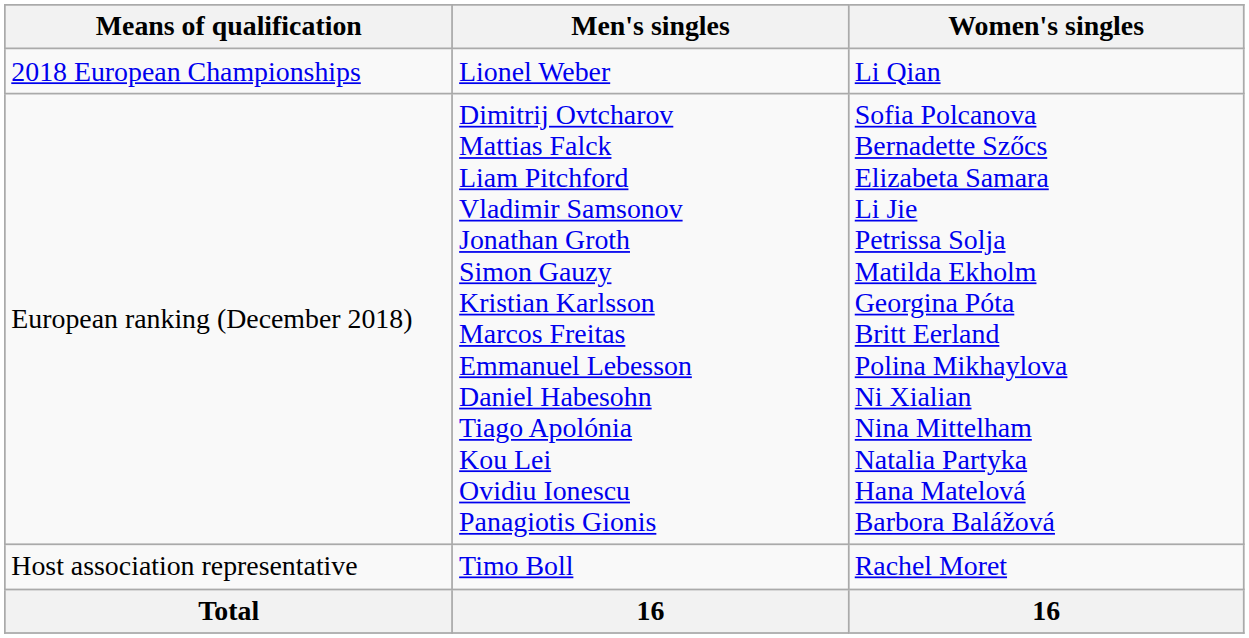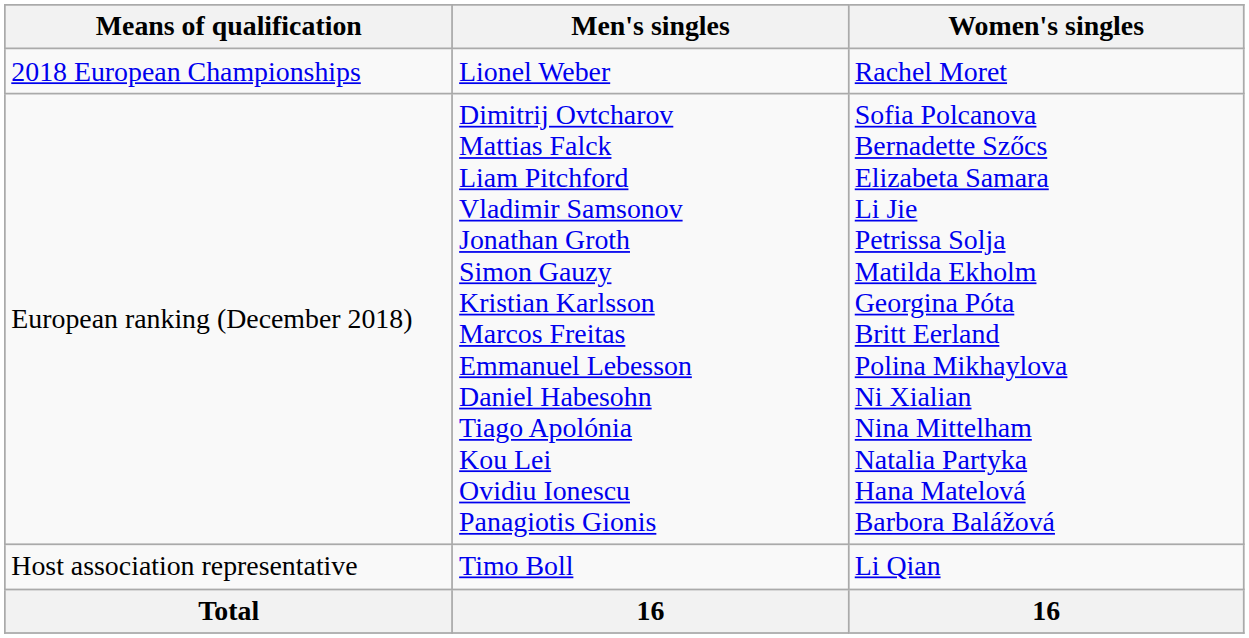(898, 70) Li Qian -> (931, 70) Rachel Moret
(931, 566) Rachel Moret -> (898, 566) Li Qian
